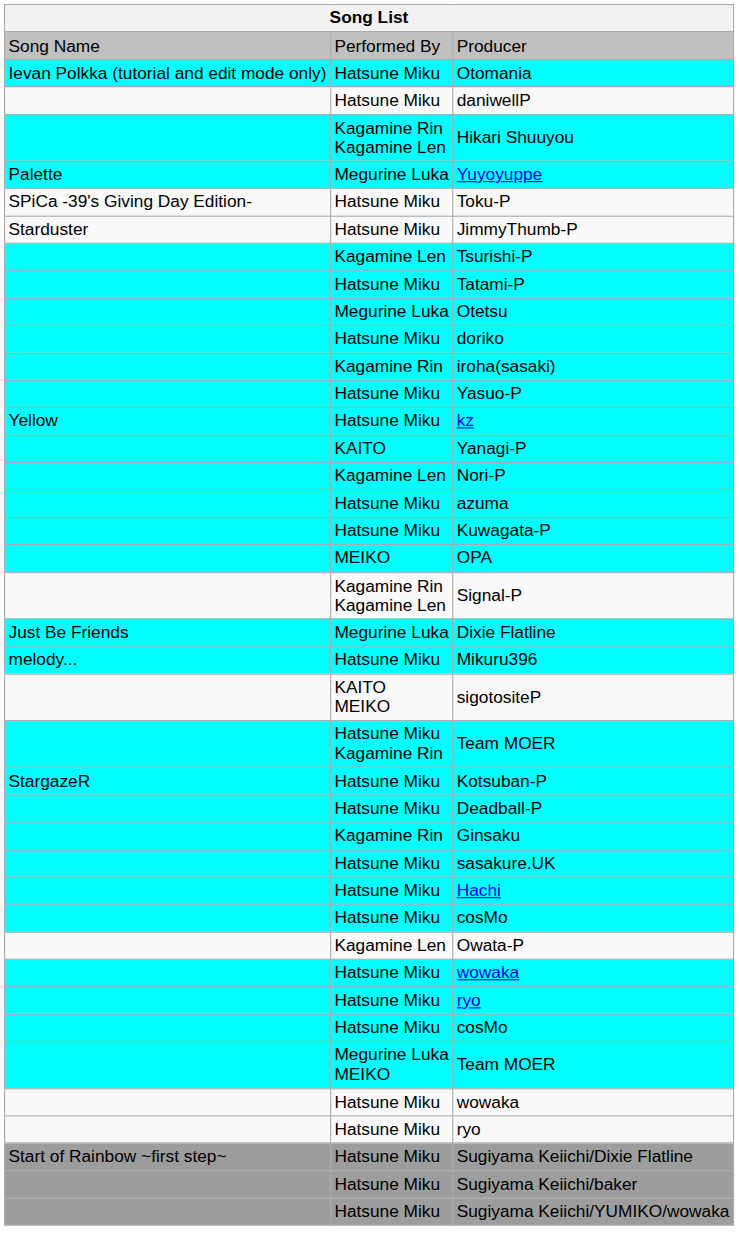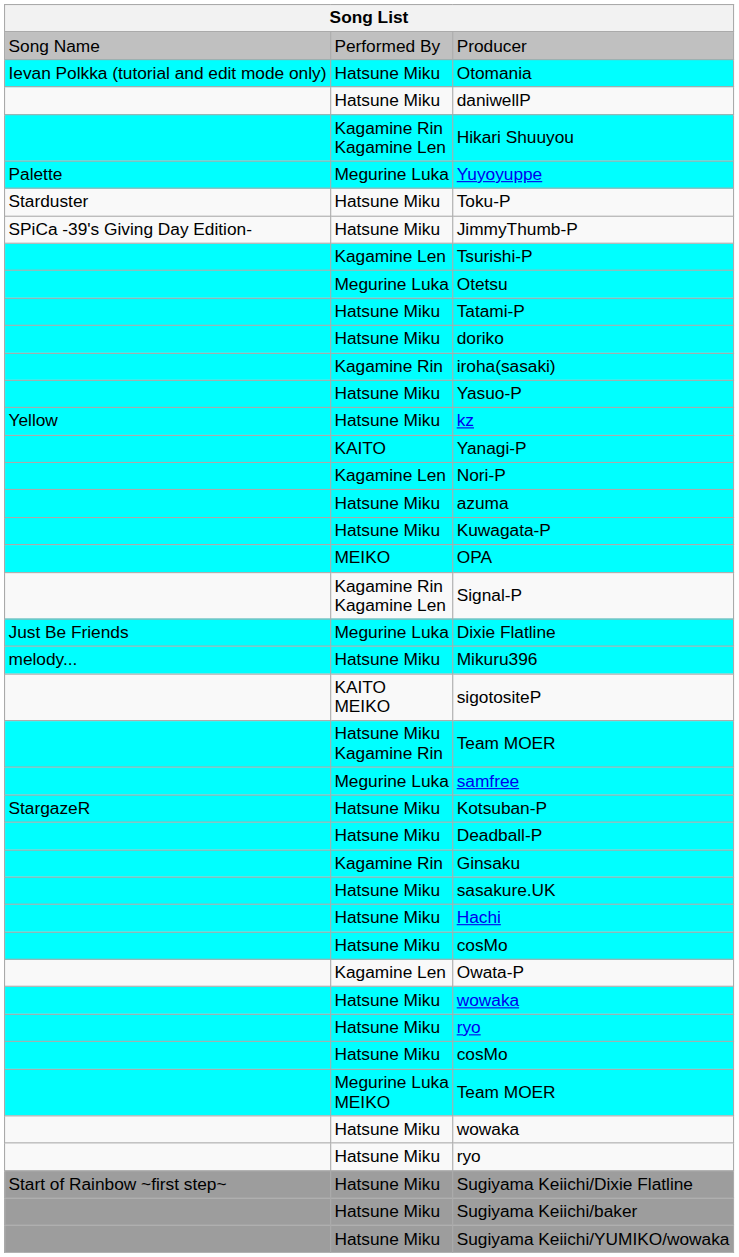(130, 202) SPiCa -39's Giving Day Edition- -> (48, 202) Starduster
(48, 229) Starduster -> (130, 229) SPiCa -39's Giving Day Edition-
rows swapped: (392, 311) <-> (387, 284)
+ row: (392, 781)
